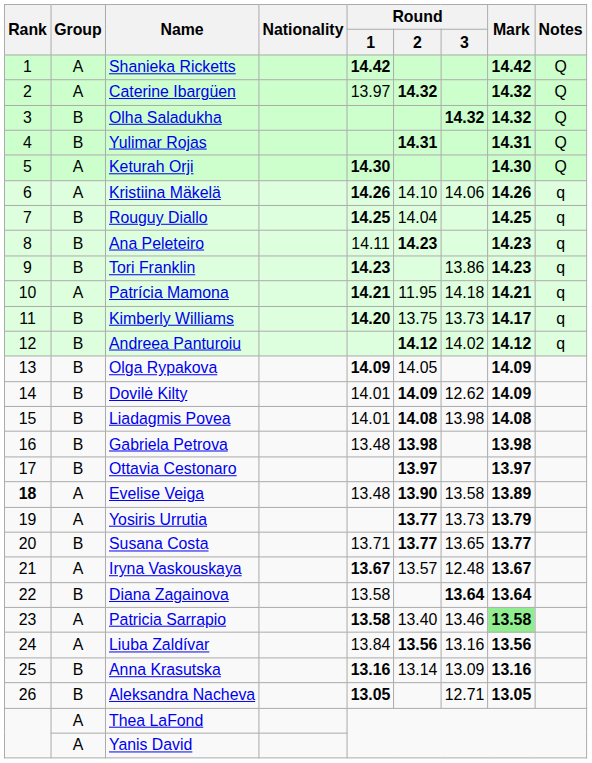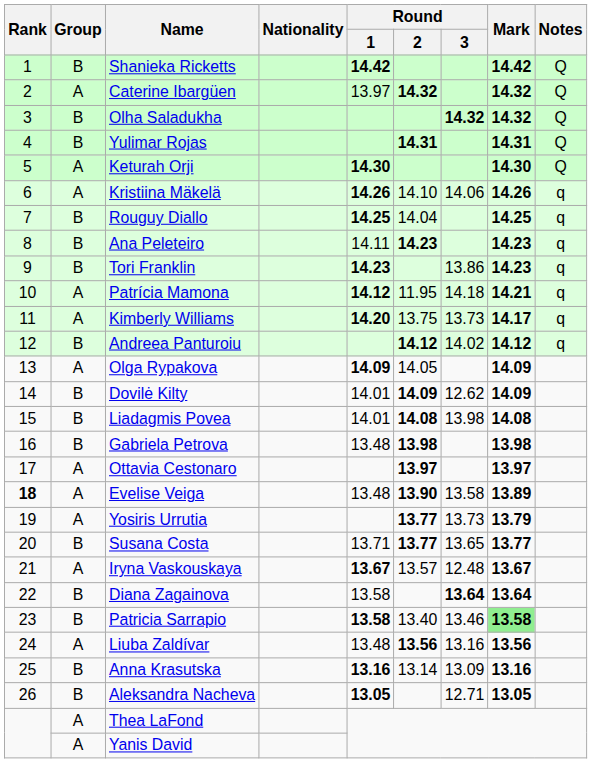(78, 67) A -> (78, 67) B
(371, 293) 14.21 -> (371, 293) 14.12
(78, 318) B -> (78, 318) A
(78, 368) B -> (78, 368) A
(78, 469) B -> (78, 469) A
(78, 619) A -> (78, 619) B
(371, 645) 13.84 -> (371, 645) 13.48
